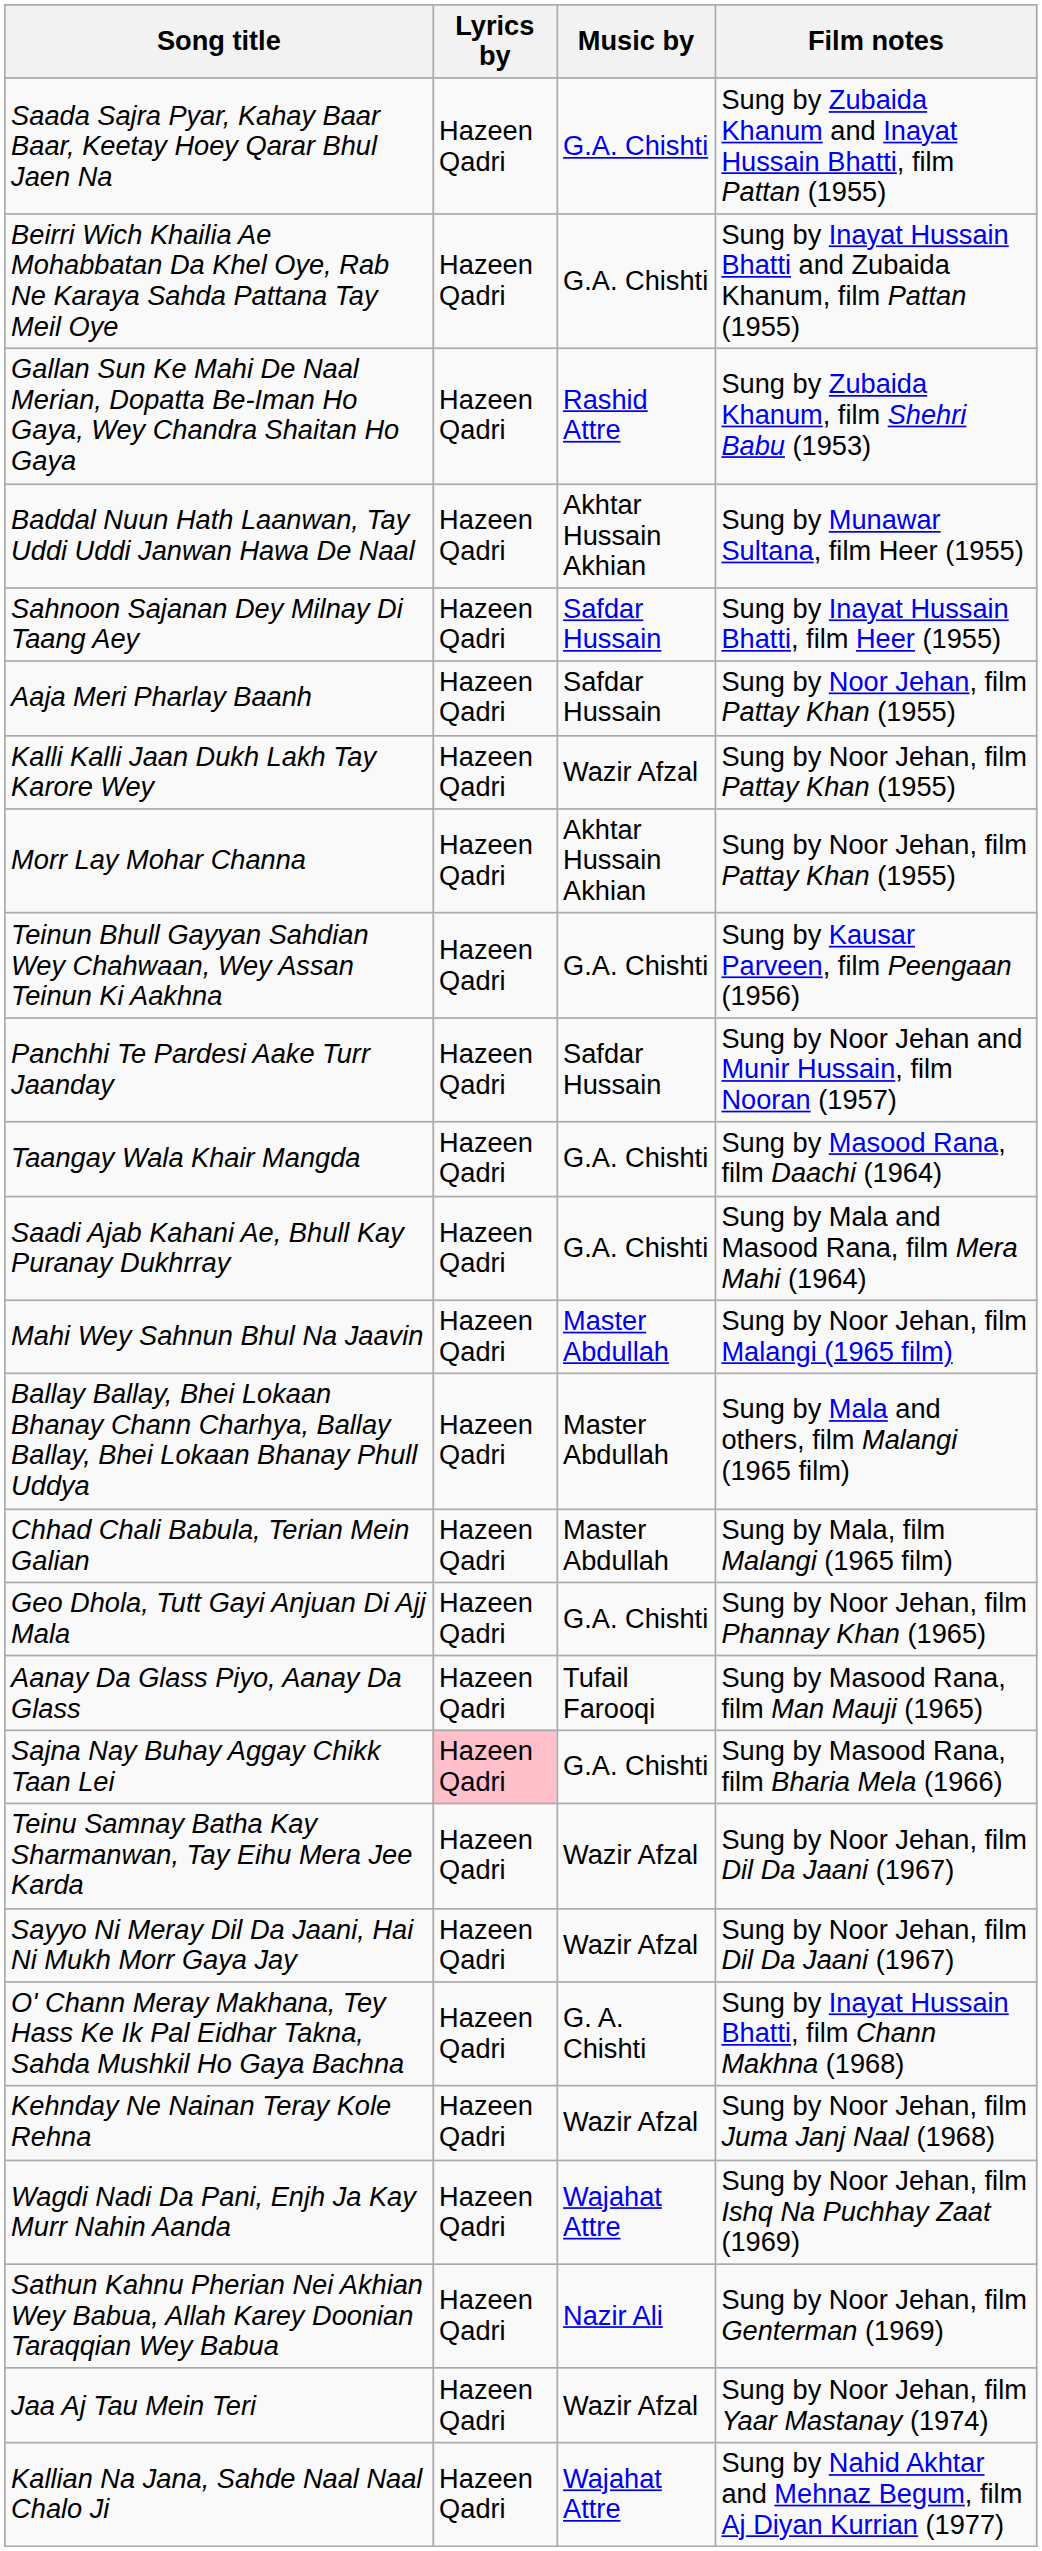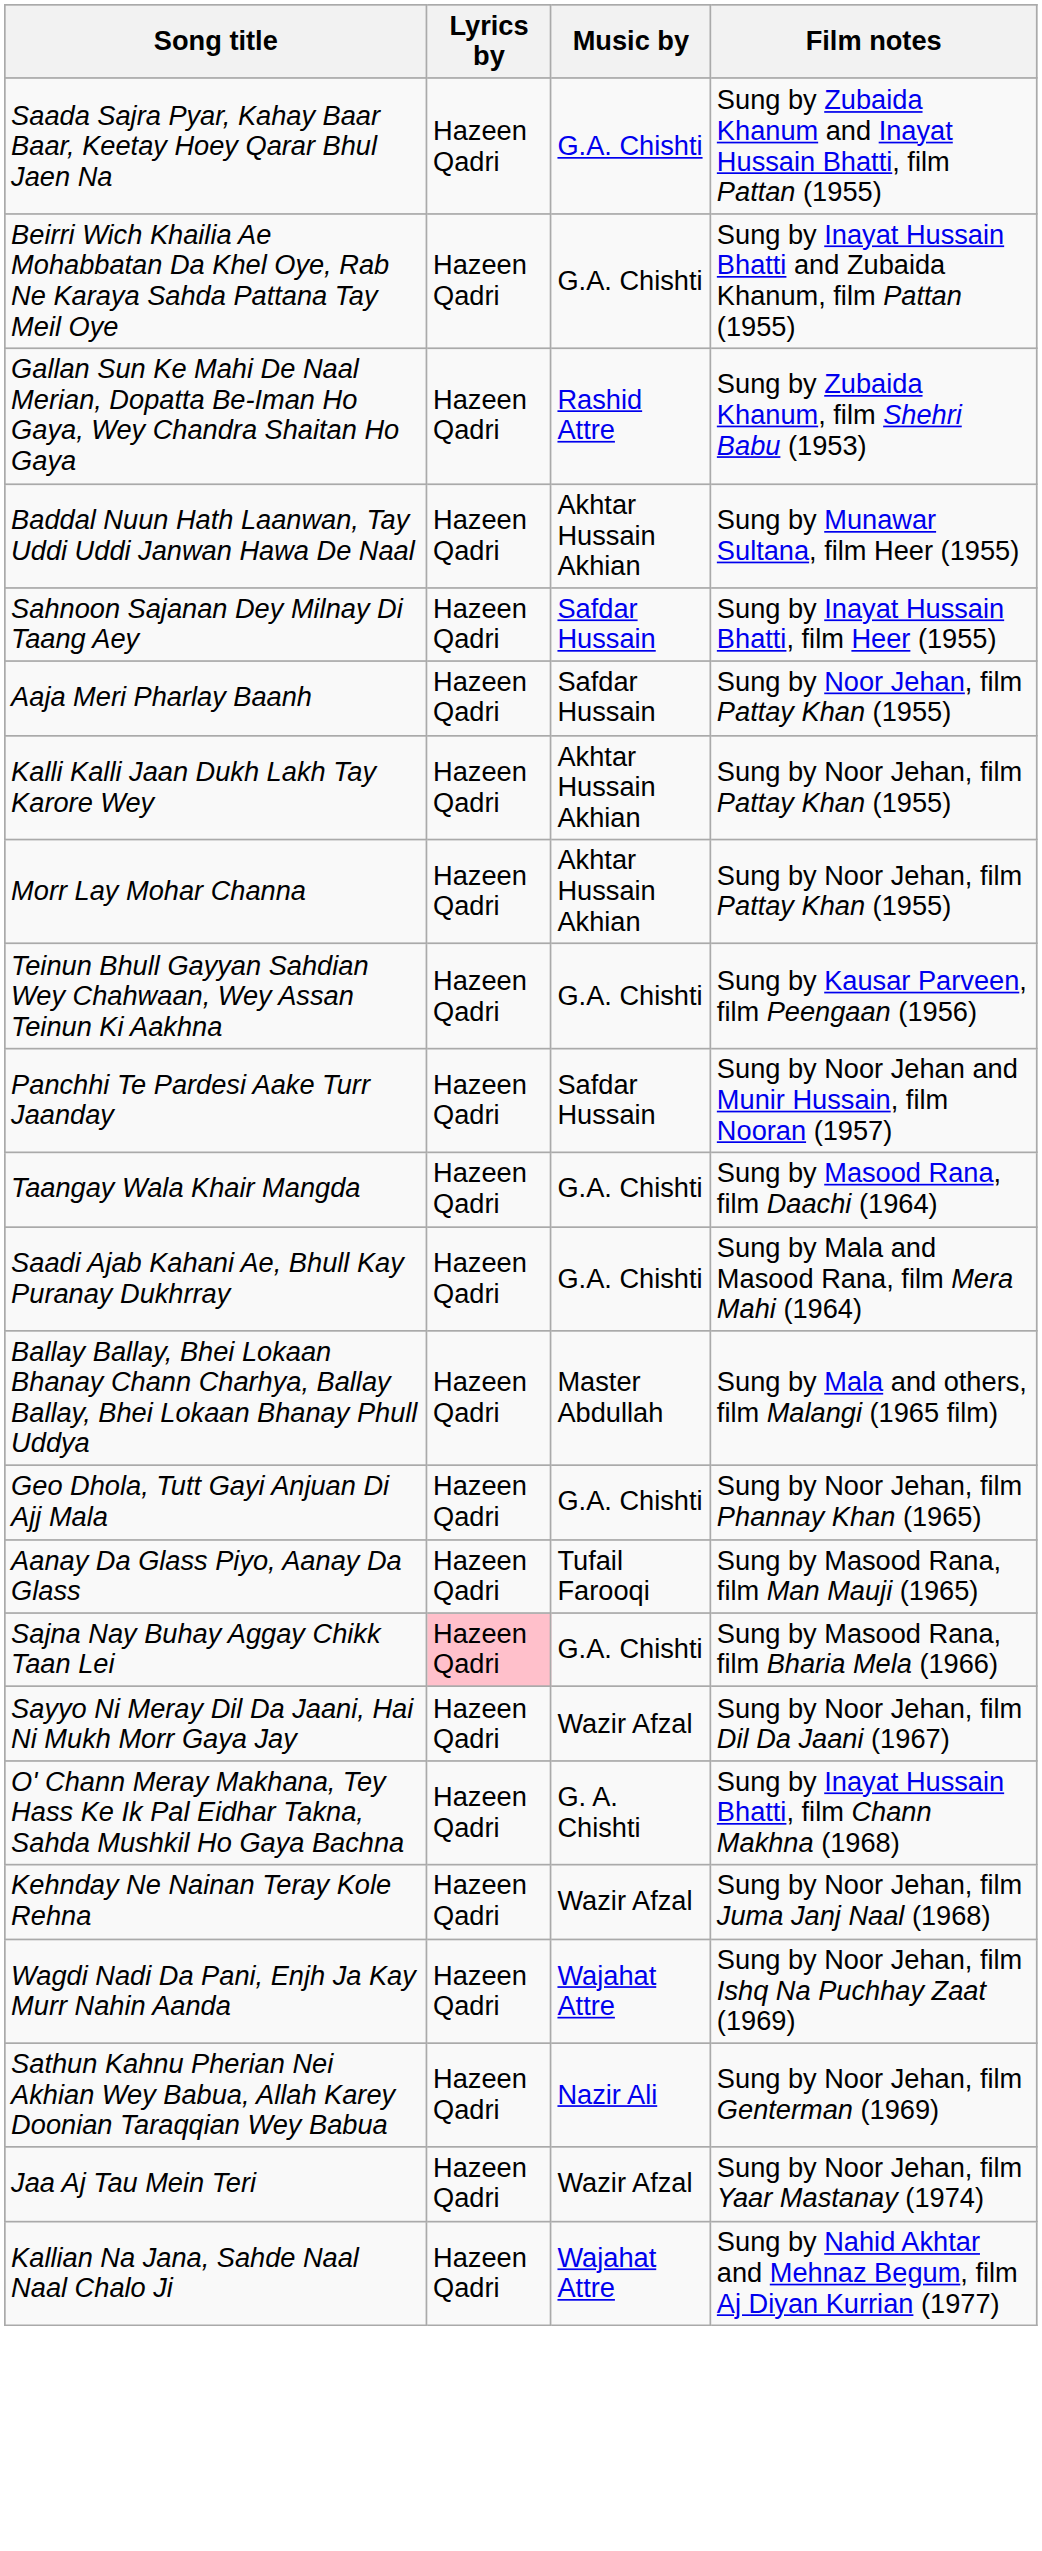(631, 771) Wazir Afzal -> (607, 787) Akhtar Hussain Akhian
- row: (217, 1336)
- row: (210, 1545)
- row: (212, 1855)
